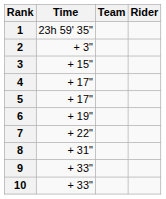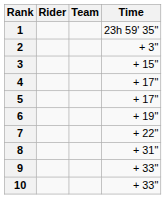columns swapped: (144, 13) <-> (66, 13)
